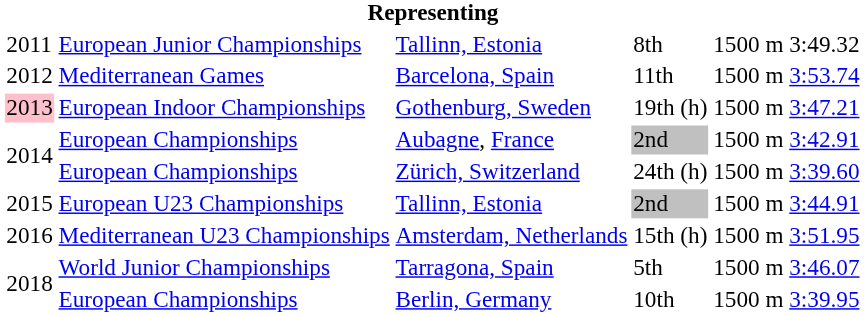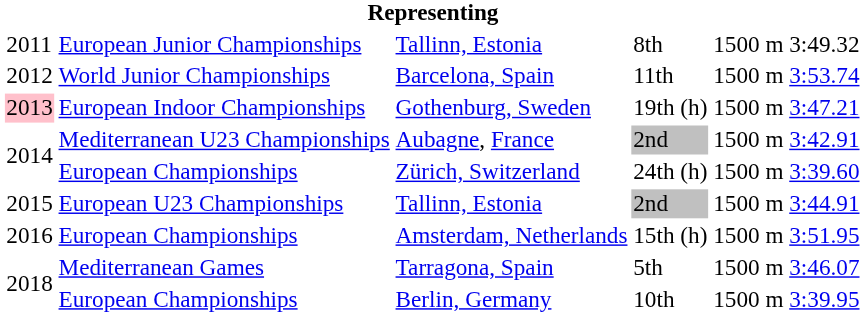(161, 75) Mediterranean Games -> (194, 75) World Junior Championships
(178, 139) European Championships -> (224, 139) Mediterranean U23 Championships
(224, 235) Mediterranean U23 Championships -> (178, 235) European Championships
(194, 267) World Junior Championships -> (161, 267) Mediterranean Games
